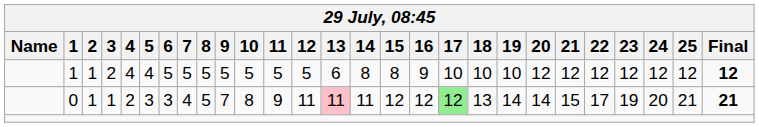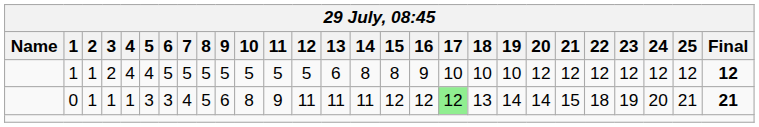(130, 100) 2 -> (130, 100) 1
(225, 100) 7 -> (225, 100) 6
(336, 100) pink background -> (336, 100) no background
(600, 100) 17 -> (600, 100) 18
